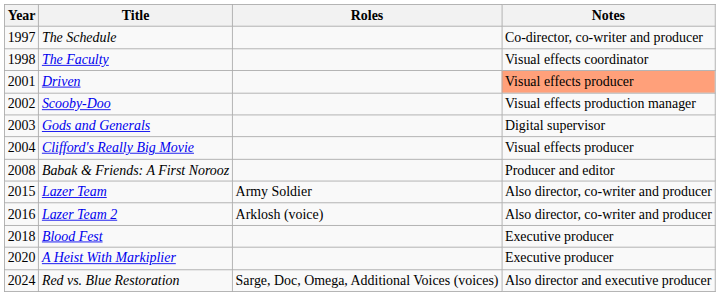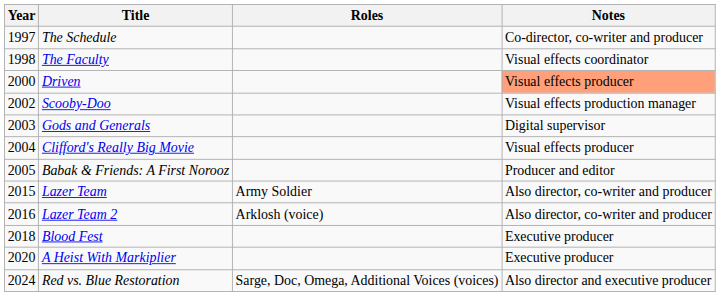(22, 81) 2001 -> (22, 81) 2000
(22, 170) 2008 -> (22, 170) 2005
